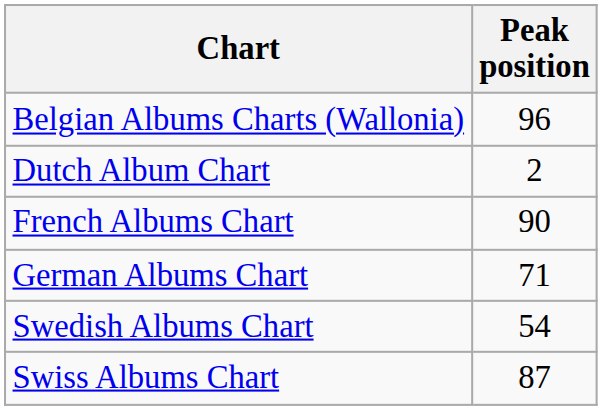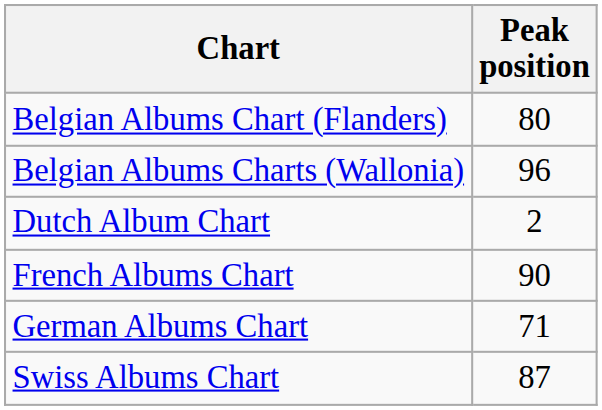+ row: (230, 118)
- row: (163, 325)
